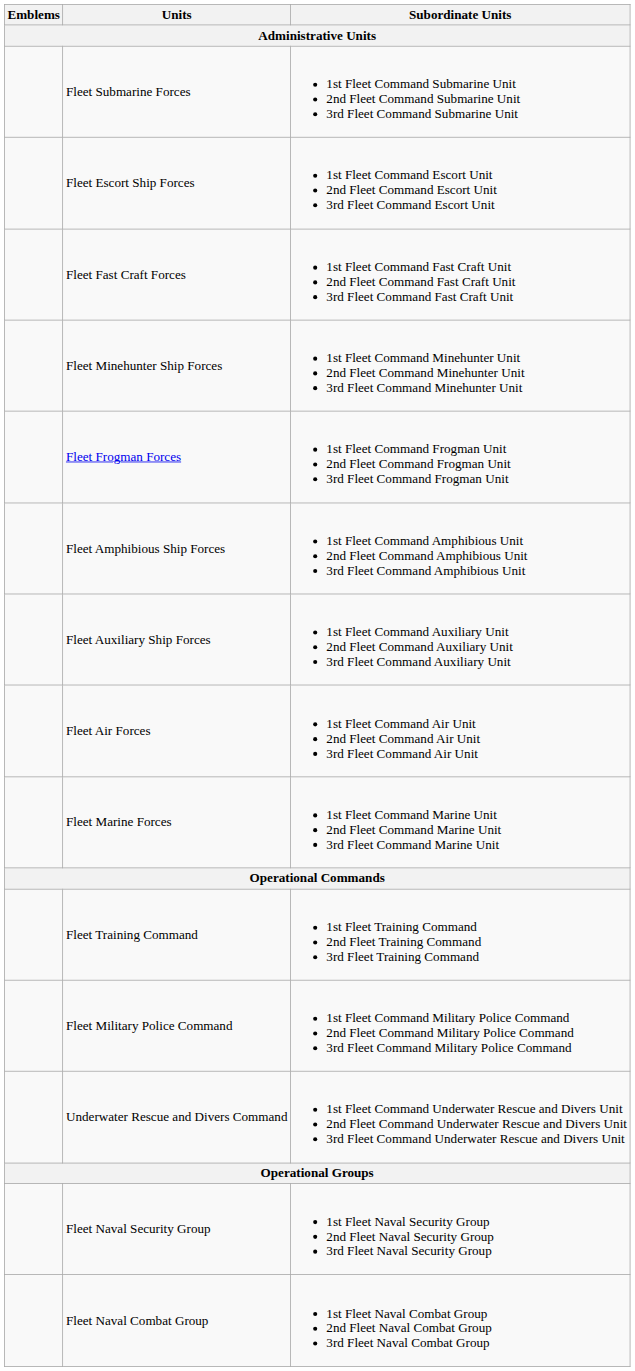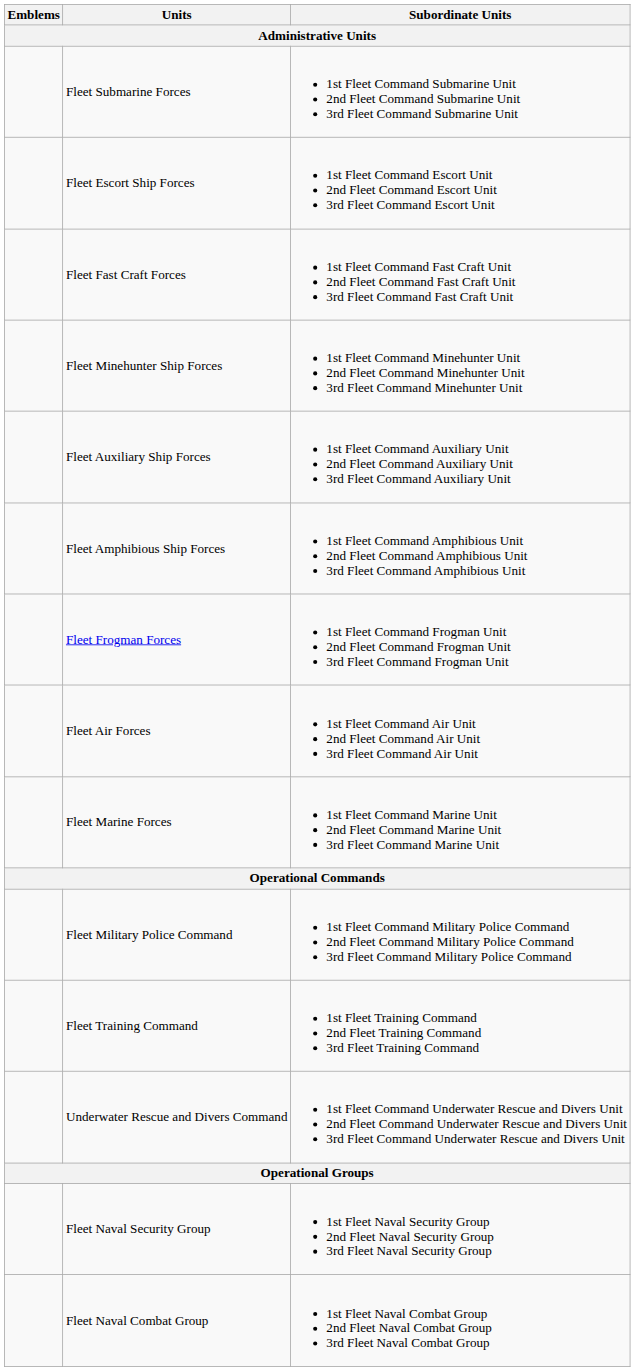rows swapped: (138, 639) <-> (124, 457)
rows swapped: (132, 934) <-> (149, 1025)
